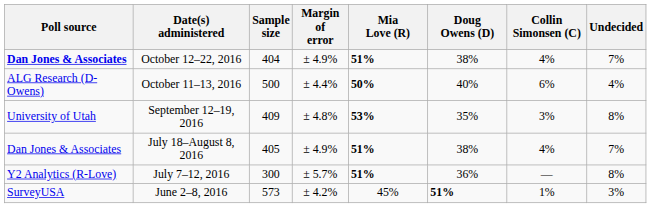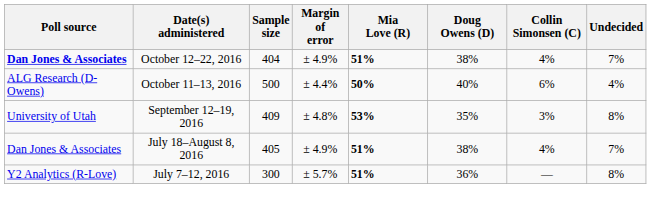- row: (191, 193)
